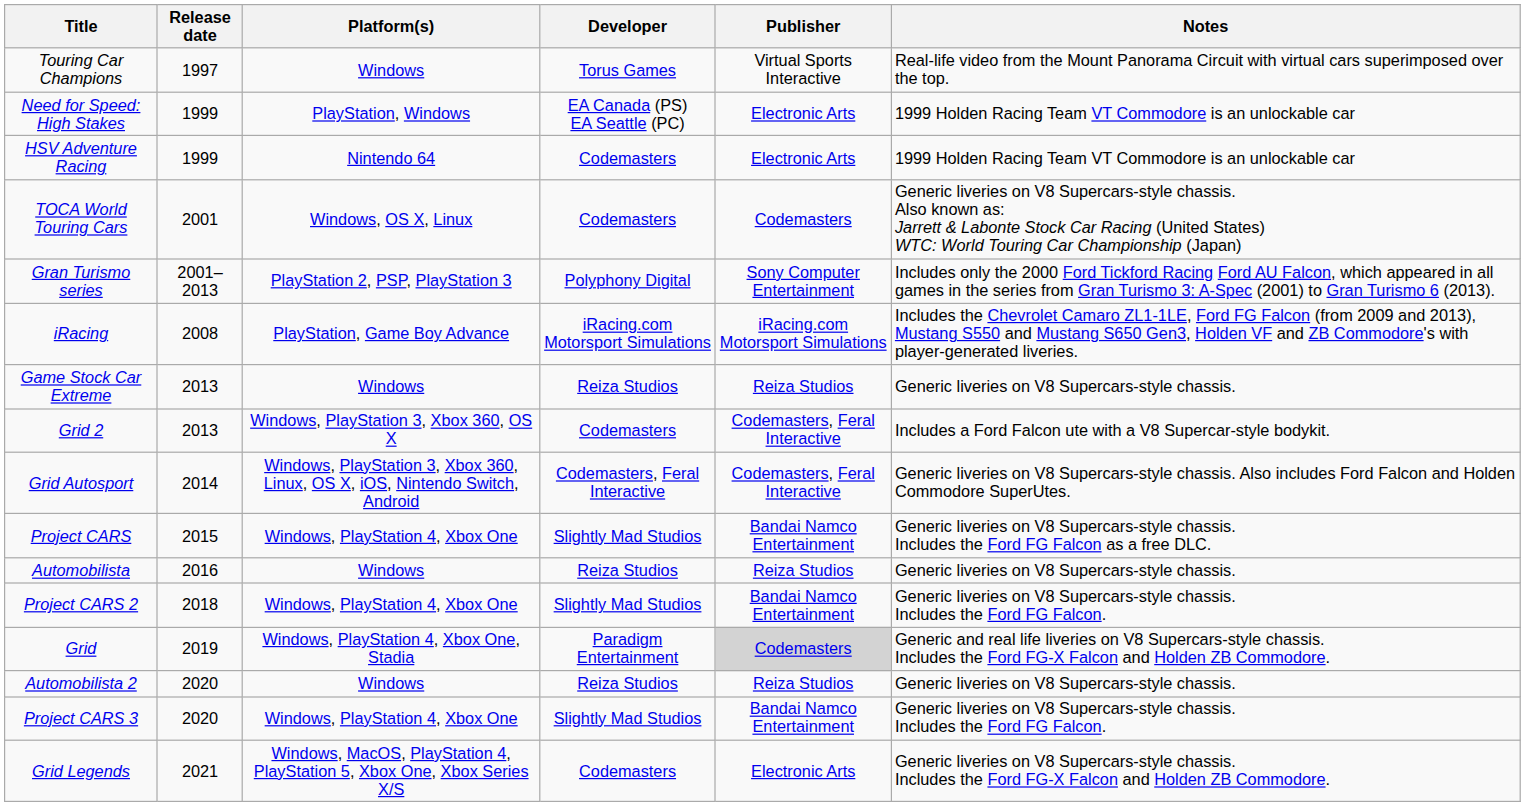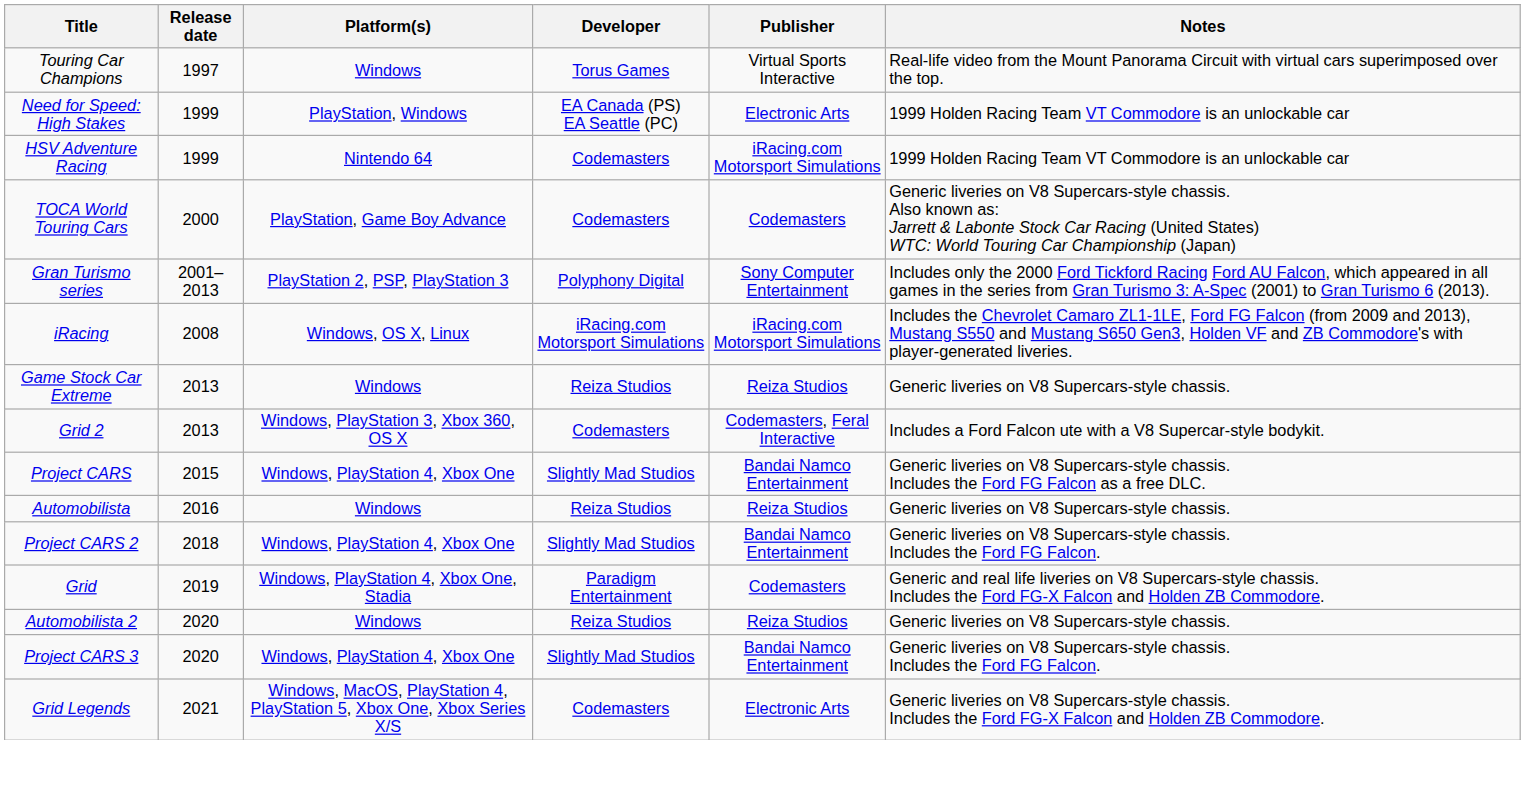(803, 157) Electronic Arts -> (797, 157) iRacing.com Motorsport Simulations
(200, 219) 2001 -> (201, 219) 2000
(391, 219) Windows, OS X, Linux -> (388, 219) PlayStation, Game Boy Advance
(391, 333) PlayStation, Game Boy Advance -> (388, 333) Windows, OS X, Linux
- row: (81, 483)
(803, 648) lightgrey background -> (797, 587) no background
